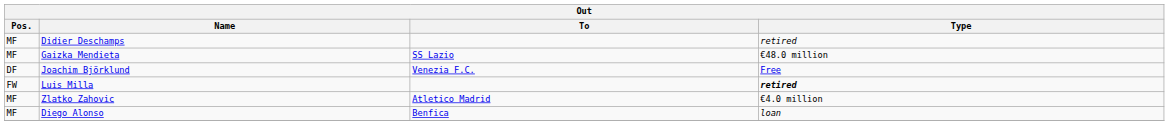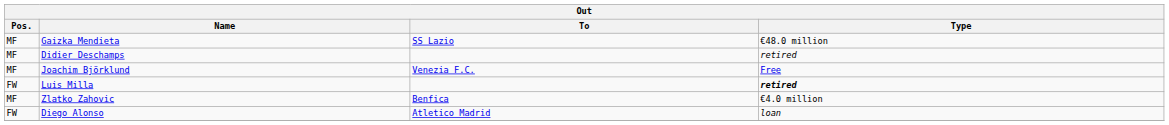rows swapped: (80, 55) <-> (83, 40)
(12, 70) DF -> (12, 70) MF
(451, 99) Atletico Madrid -> (431, 99) Benfica
(12, 113) MF -> (12, 113) FW
(431, 113) Benfica -> (451, 113) Atletico Madrid
